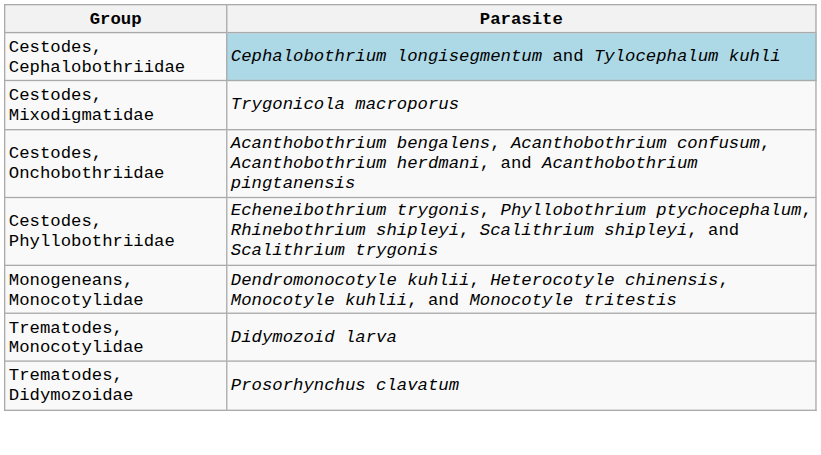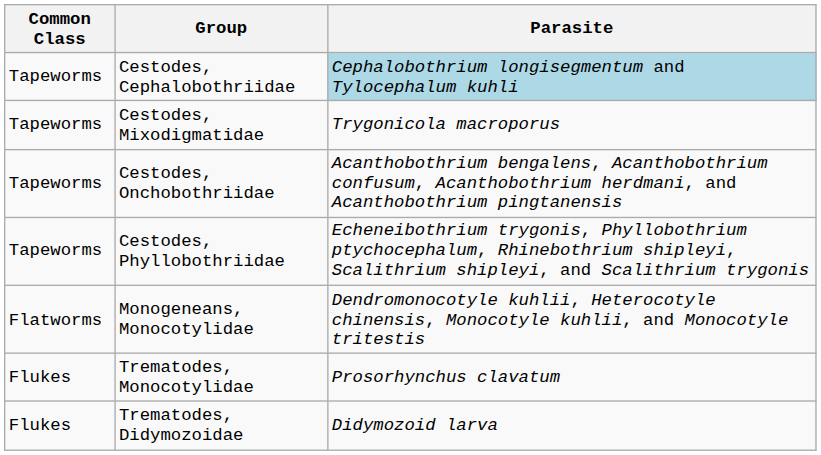+ column: (60, 29)
(314, 337) Didymozoid larva -> (446, 377) Prosorhynchus clavatum
(345, 386) Prosorhynchus clavatum -> (415, 425) Didymozoid larva
